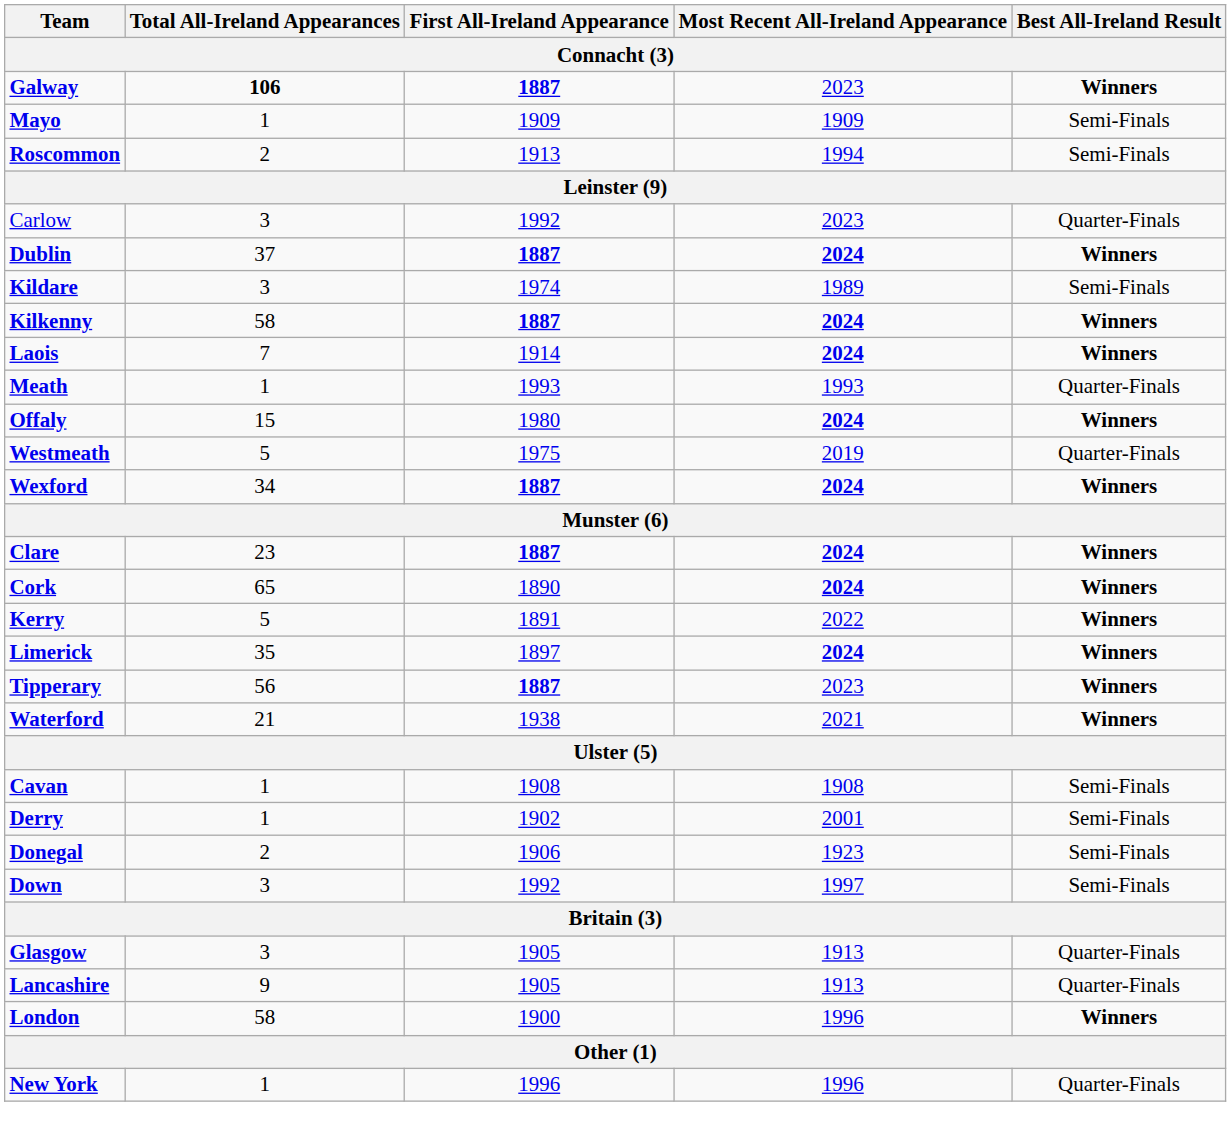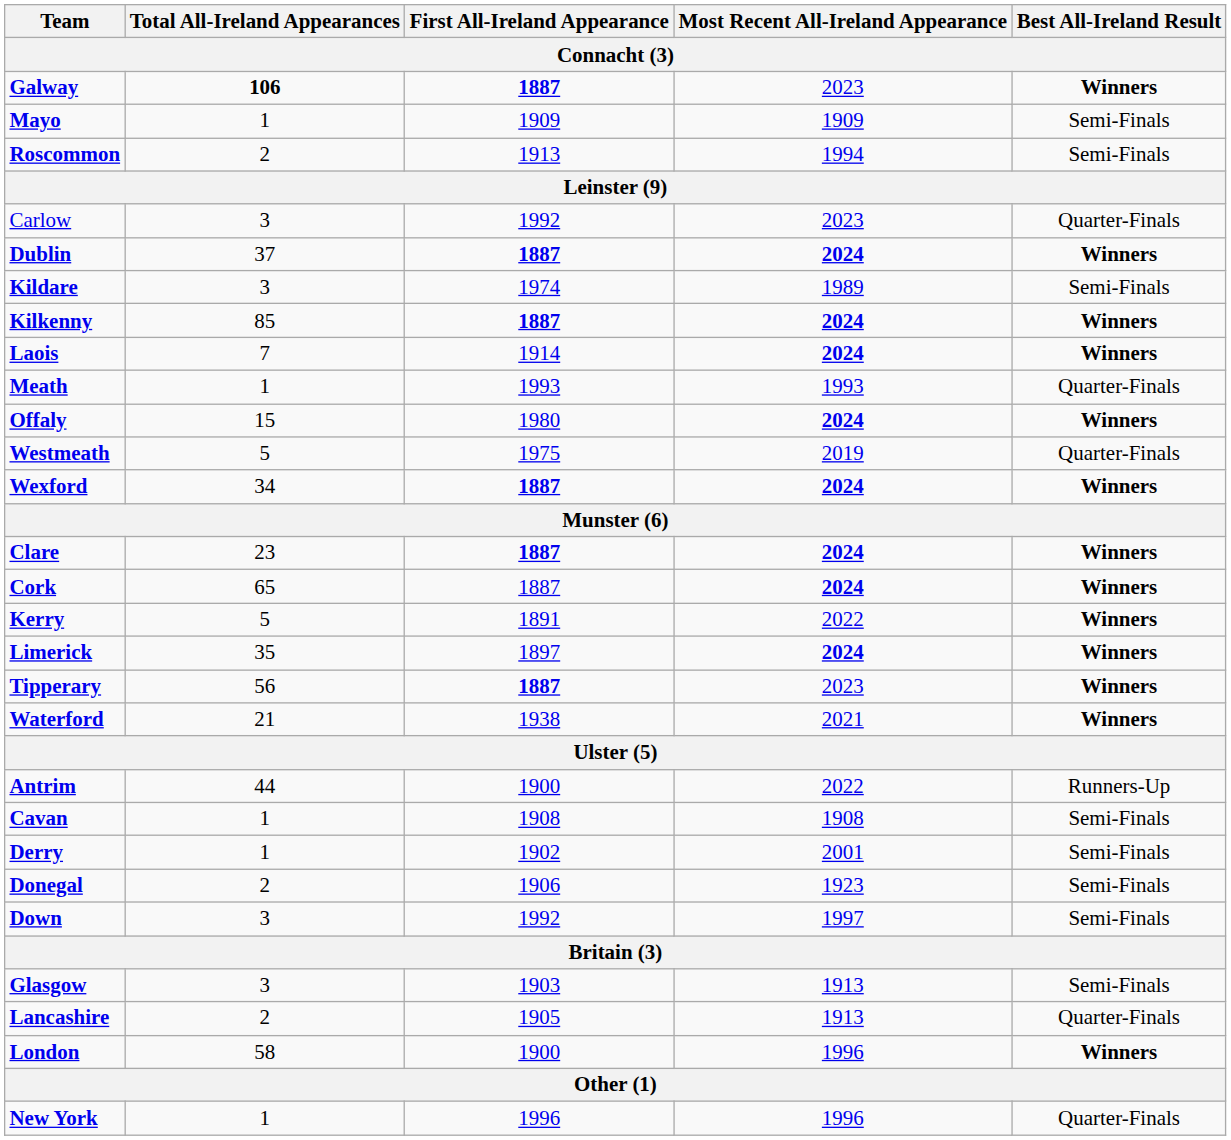(265, 320) 58 -> (265, 320) 85
(539, 586) 1890 -> (539, 586) 1887
+ row: (43, 785)
(539, 951) 1905 -> (539, 985) 1903
(1119, 951) Quarter-Finals -> (1119, 985) Semi-Finals
(265, 985) 9 -> (265, 1018) 2
